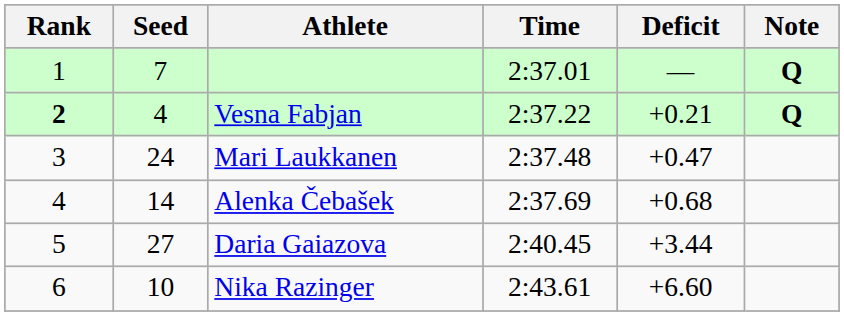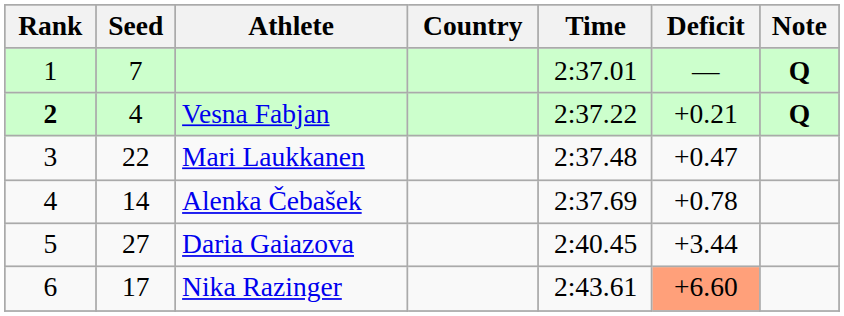+ column: (473, 26)
(160, 157) 24 -> (136, 157) 22
(681, 200) +0.68 -> (706, 200) +0.78
(160, 288) 10 -> (136, 288) 17
(681, 288) no background -> (706, 288) lightsalmon background
